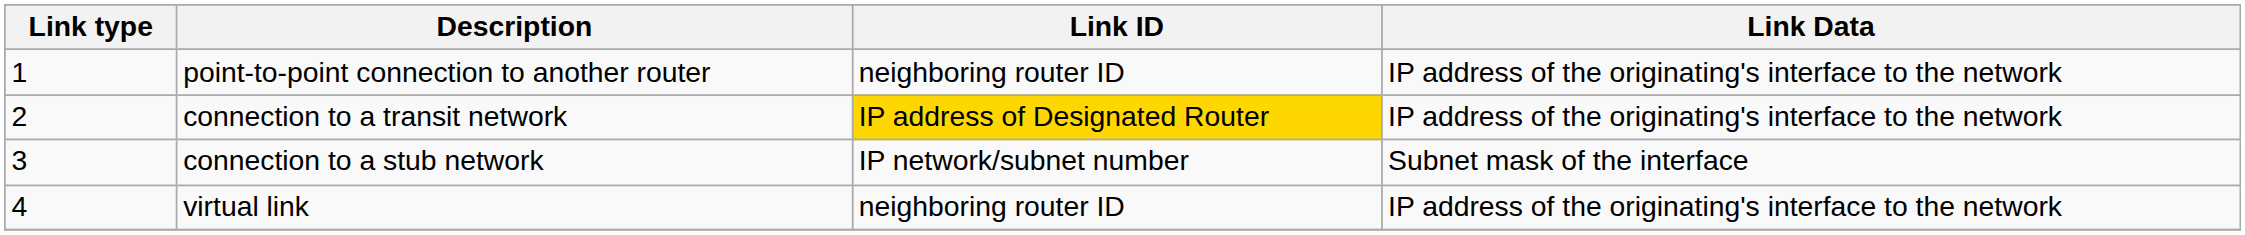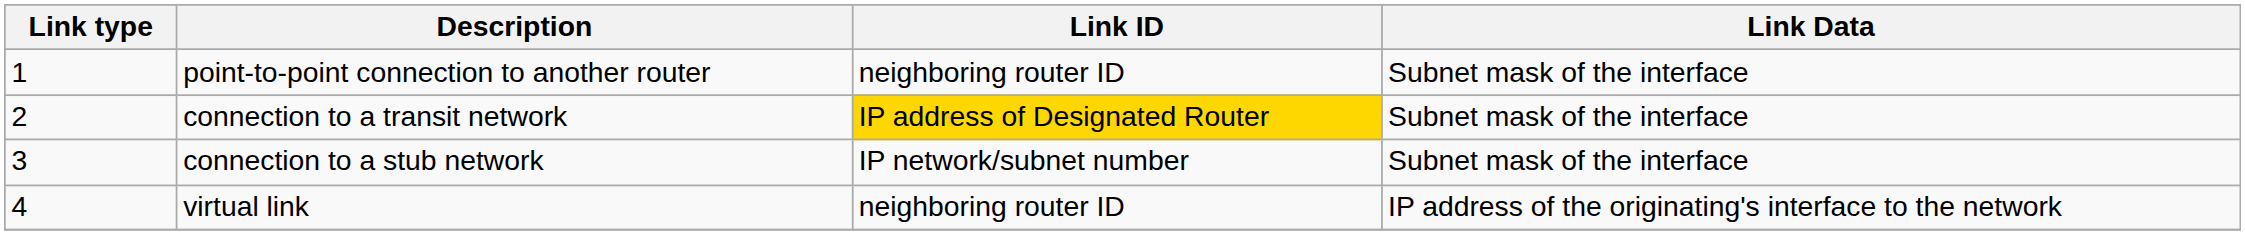(1725, 71) IP address of the originating's interface to the network -> (1568, 71) Subnet mask of the interface
(1725, 116) IP address of the originating's interface to the network -> (1568, 116) Subnet mask of the interface
